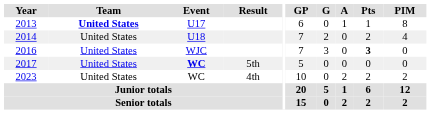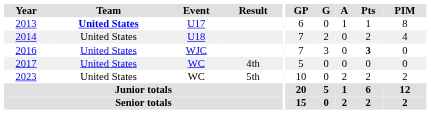(196, 63) bold -> (196, 63) normal
(253, 63) 5th -> (253, 63) 4th
(253, 76) 4th -> (253, 76) 5th
